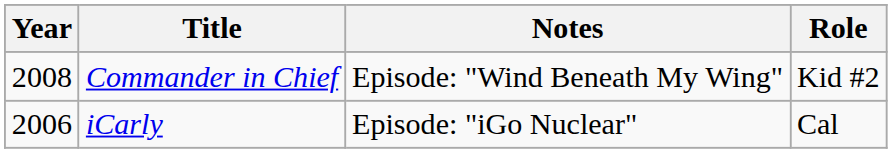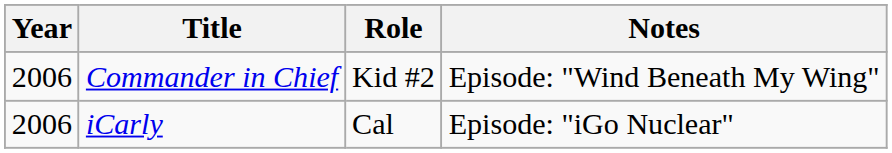columns swapped: (838, 28) <-> (568, 28)
(42, 76) 2008 -> (42, 76) 2006
